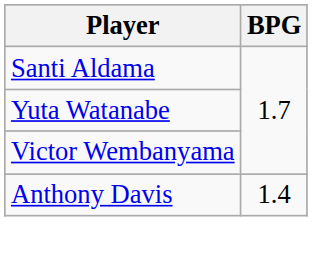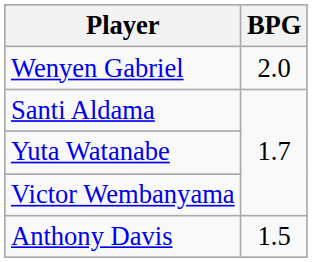+ row: (97, 67)
(274, 194) 1.4 -> (274, 236) 1.5
